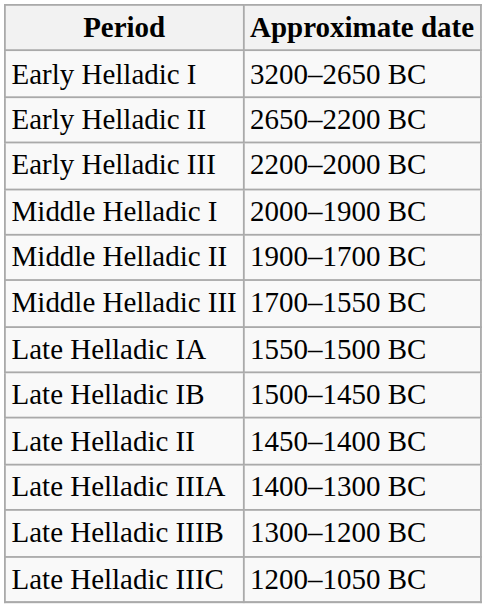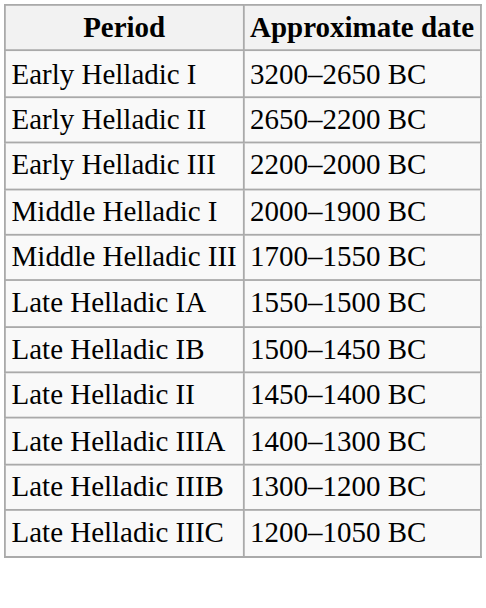- row: (119, 257)
